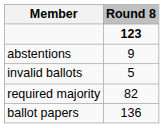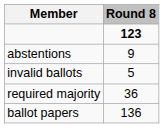(131, 93) 82 -> (131, 93) 36
